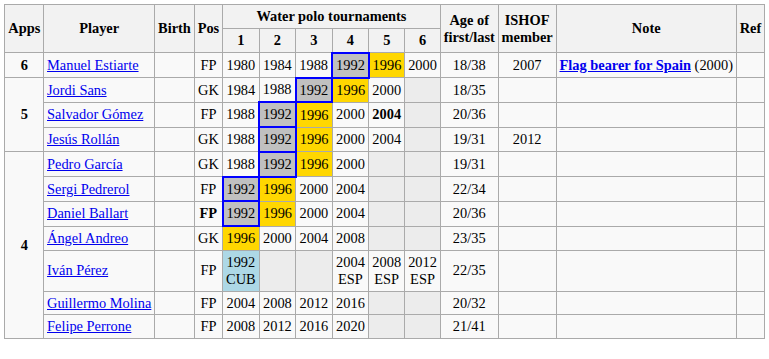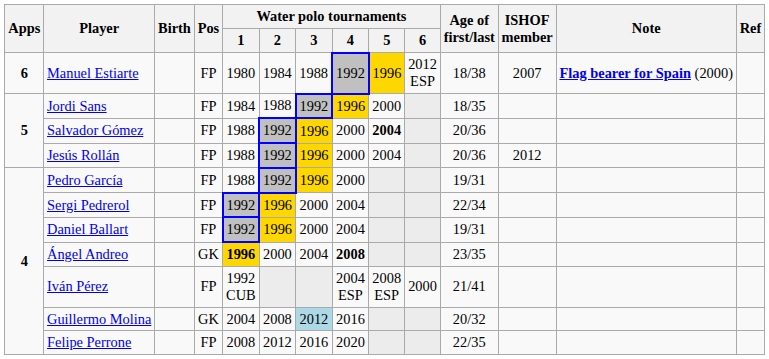(423, 65) 2000 -> (423, 73) 2012 ESP
(208, 90) GK -> (208, 106) FP
(208, 139) GK -> (208, 155) FP
(469, 139) 19/31 -> (469, 155) 20/36
(208, 164) GK -> (208, 180) FP
(208, 213) bold -> (208, 229) normal
(469, 213) 20/36 -> (469, 229) 19/31
(241, 238) normal -> (241, 254) bold
(350, 238) normal -> (350, 254) bold
(241, 270) lightblue background -> (241, 286) no background
(423, 270) 2012 ESP -> (423, 286) 2000
(469, 270) 22/35 -> (469, 286) 21/41
(208, 303) FP -> (208, 319) GK
(314, 303) no background -> (314, 319) lightblue background
(469, 326) 21/41 -> (469, 342) 22/35
